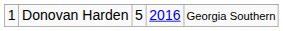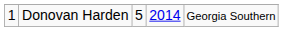(165, 15) 2016 -> (165, 15) 2014
